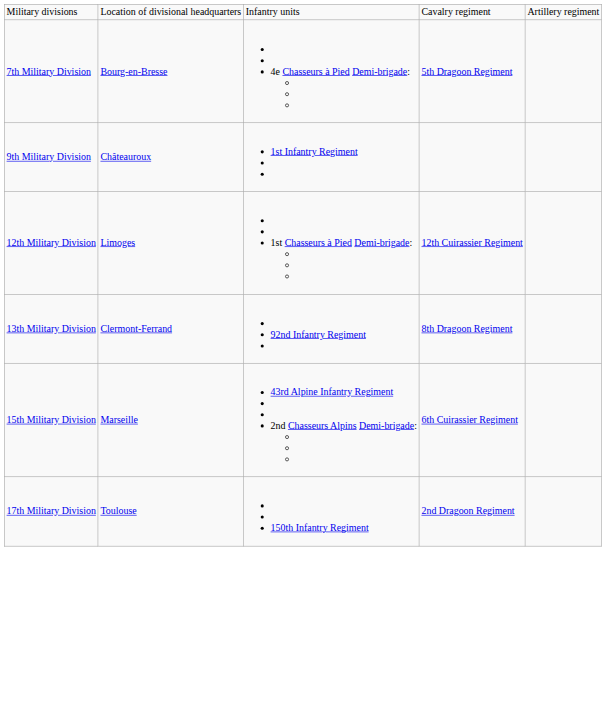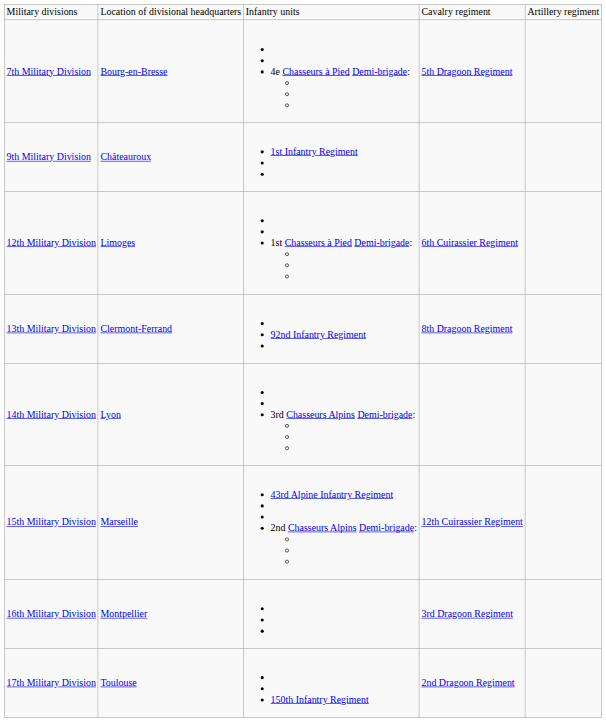(472, 243) 12th Cuirassier Regiment -> (470, 243) 6th Cuirassier Regiment
+ row: (51, 414)
(470, 420) 6th Cuirassier Regiment -> (472, 522) 12th Cuirassier Regiment
+ row: (51, 614)
